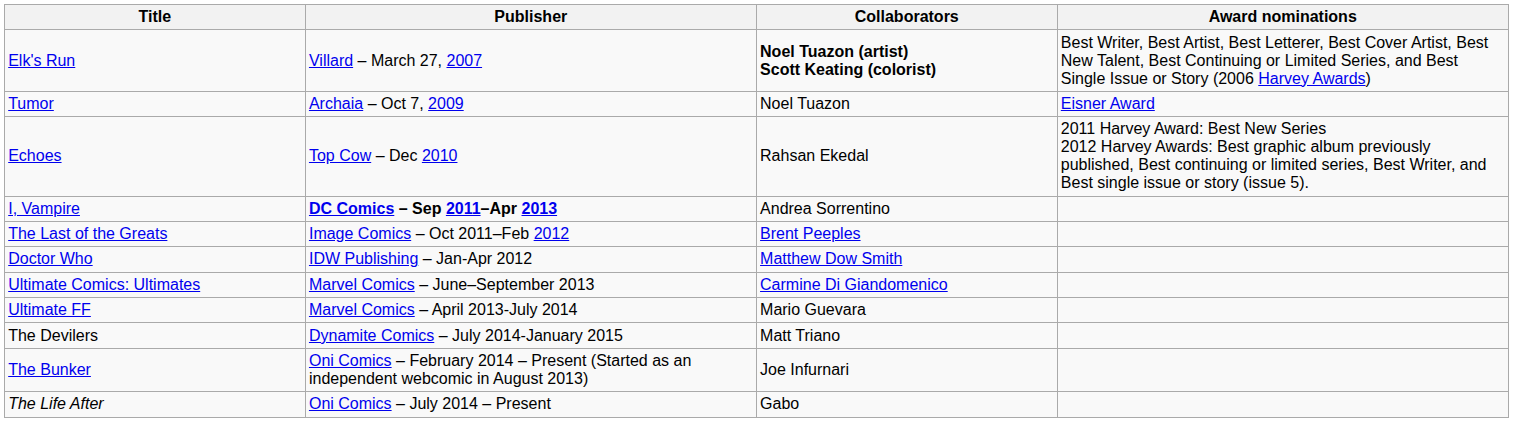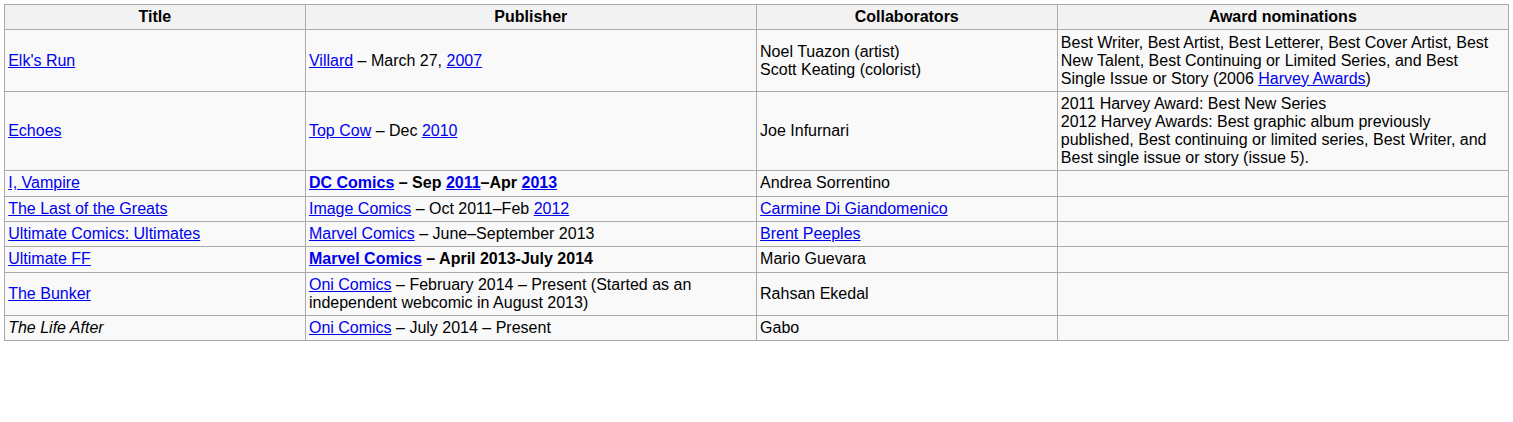(848, 60) bold -> (841, 60) normal
- row: (31, 103)
(814, 156) Rahsan Ekedal -> (805, 130) Joe Infurnari
(810, 234) Brent Peeples -> (854, 208) Carmine Di Giandomenico
- row: (50, 259)
(854, 284) Carmine Di Giandomenico -> (810, 234) Brent Peeples
(443, 310) normal -> (451, 259) bold
- row: (53, 335)
(805, 369) Joe Infurnari -> (814, 293) Rahsan Ekedal
